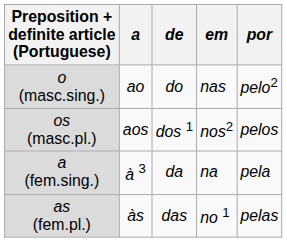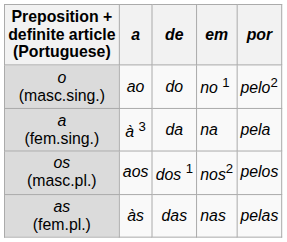(213, 86) nas -> (215, 86) no 1
rows swapped: (62, 172) <-> (62, 129)
(215, 215) no 1 -> (213, 215) nas
